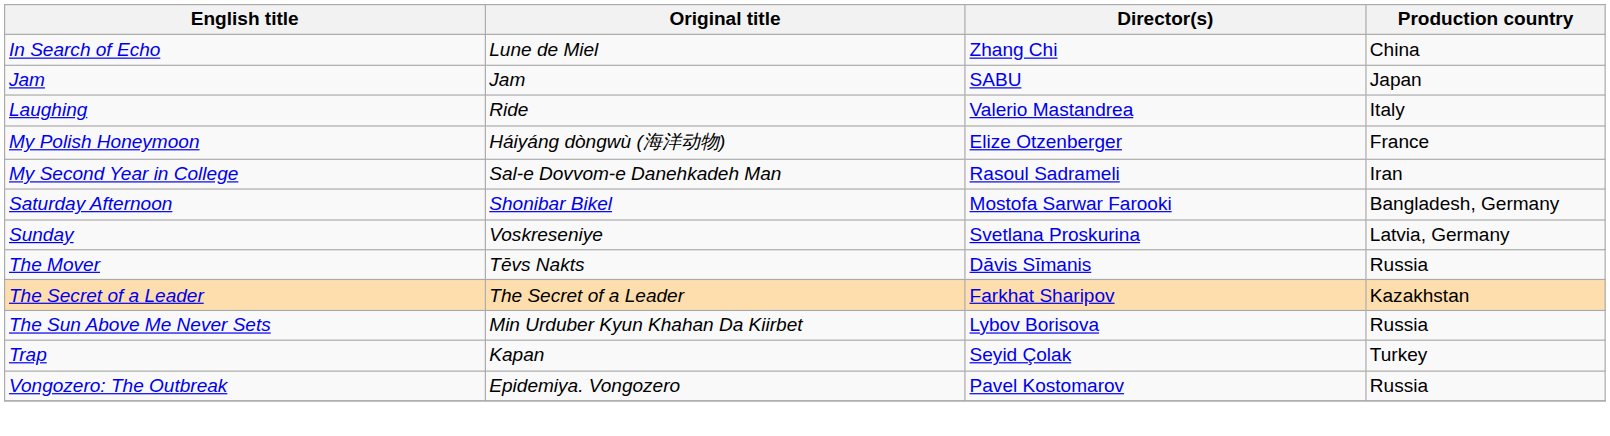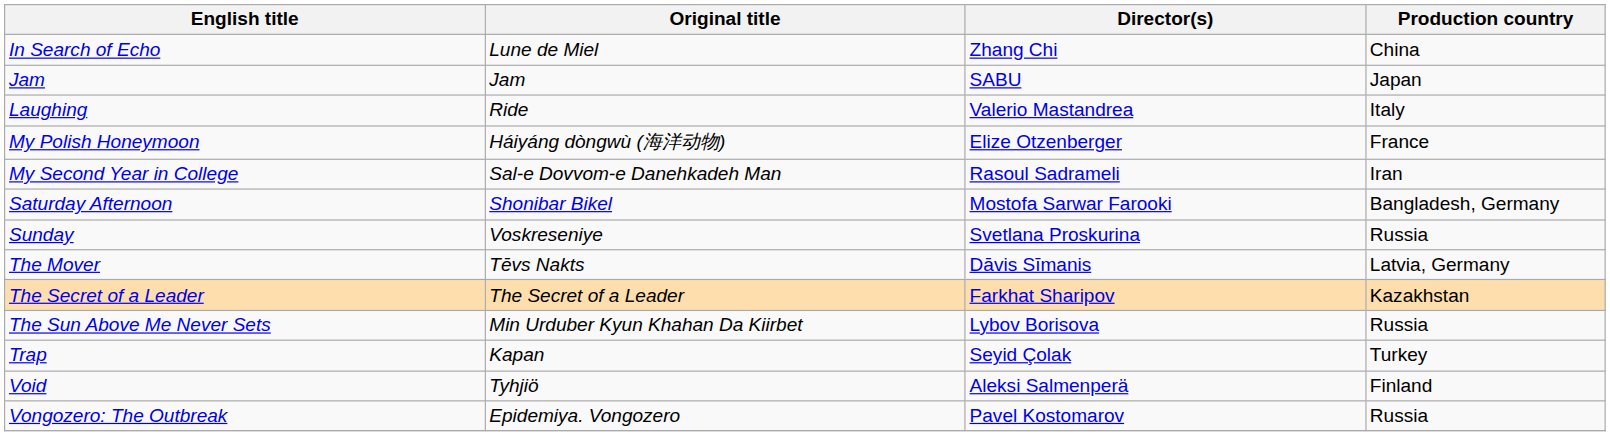(1440, 234) Latvia, Germany -> (1399, 234) Russia
(1399, 264) Russia -> (1440, 264) Latvia, Germany
+ row: (28, 385)
